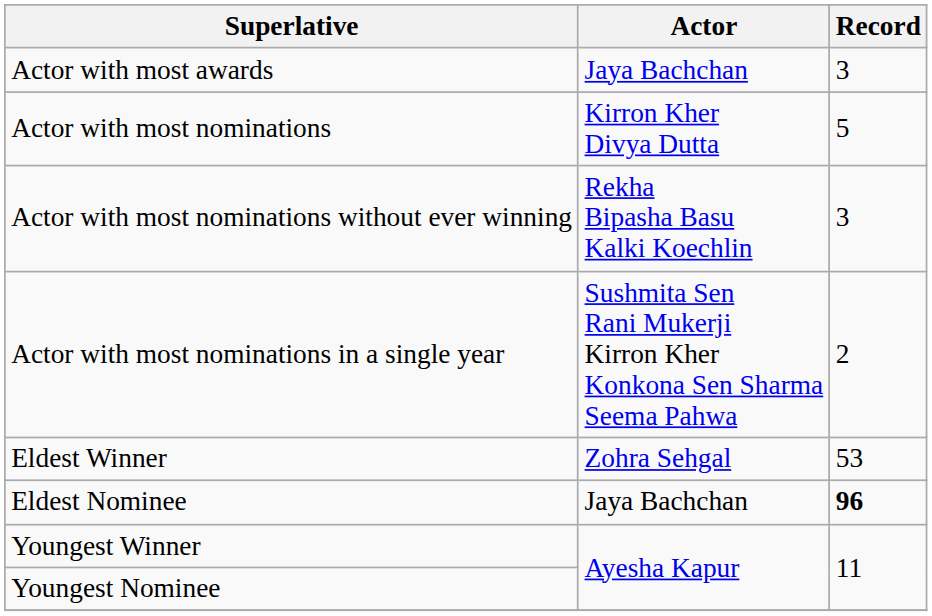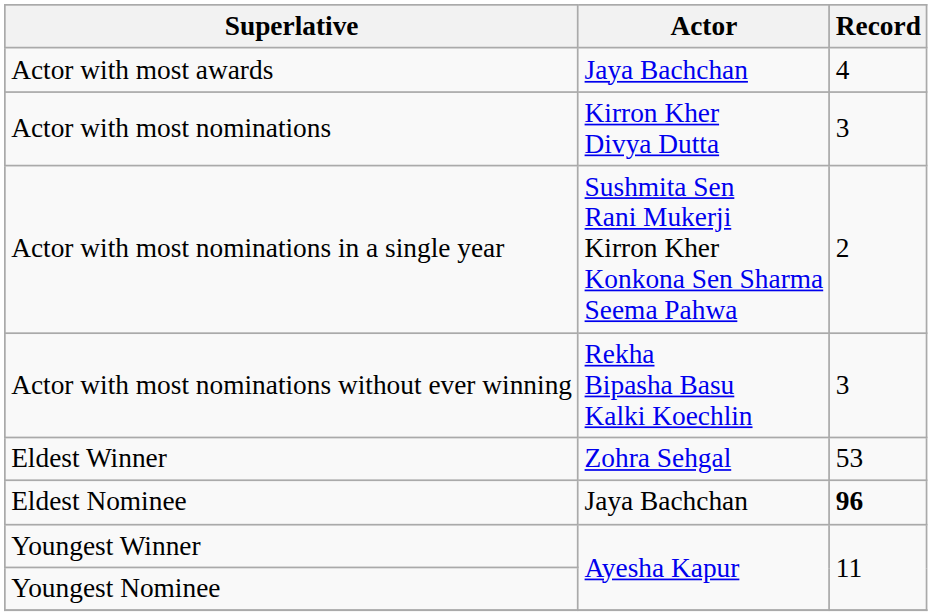(843, 69) 3 -> (843, 69) 4
(843, 128) 5 -> (843, 128) 3
rows swapped: (292, 217) <-> (258, 353)
